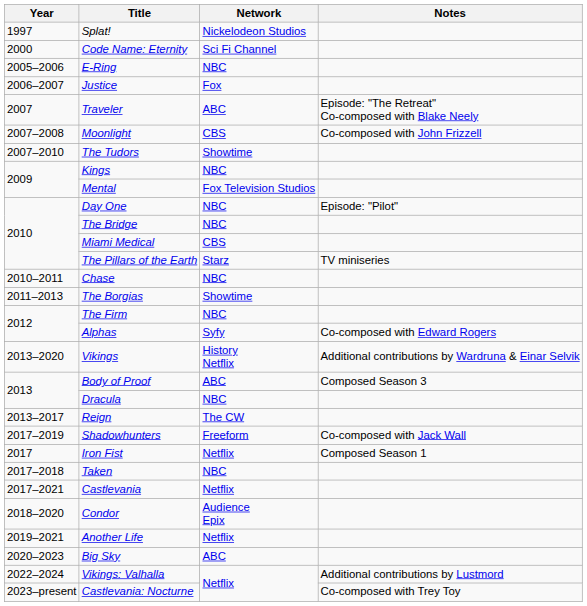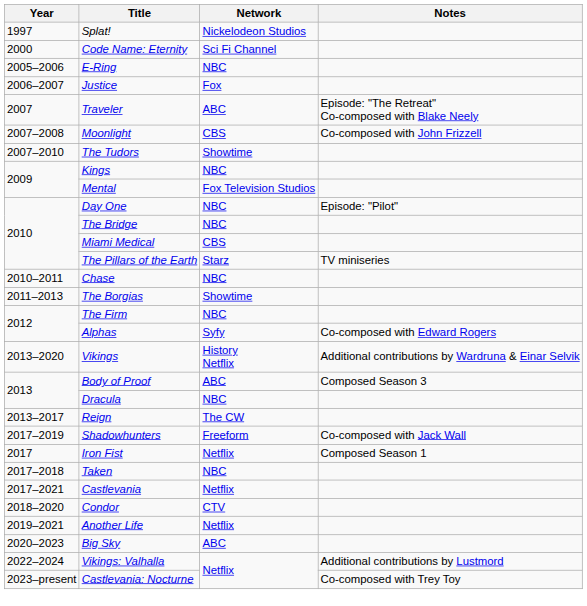(226, 513) Audience Epix -> (214, 507) CTV
